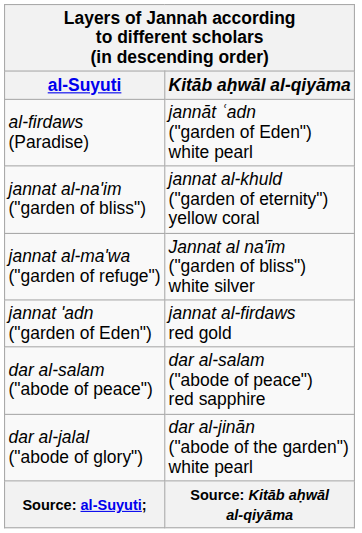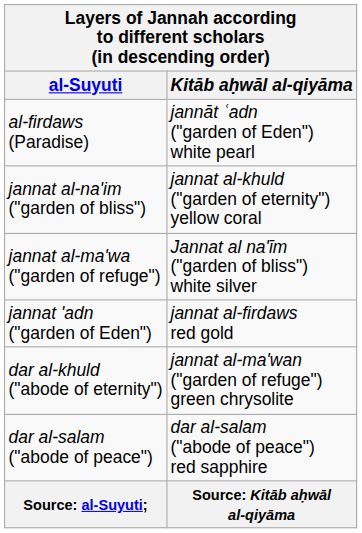+ row: (86, 380)
- row: (76, 447)
